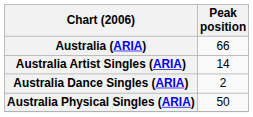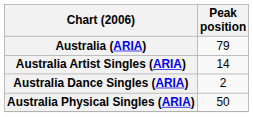(223, 45) 66 -> (223, 45) 79
